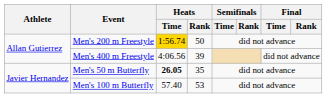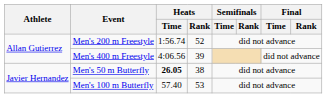(172, 41) gold background -> (172, 41) no background
(200, 41) 50 -> (200, 41) 52
(200, 71) 35 -> (200, 71) 38
